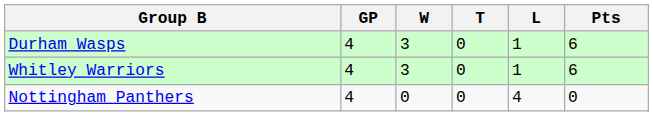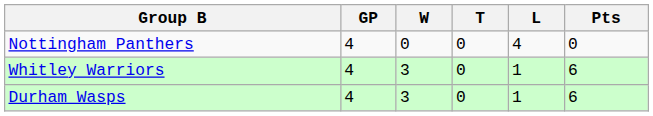rows swapped: (67, 44) <-> (101, 97)
